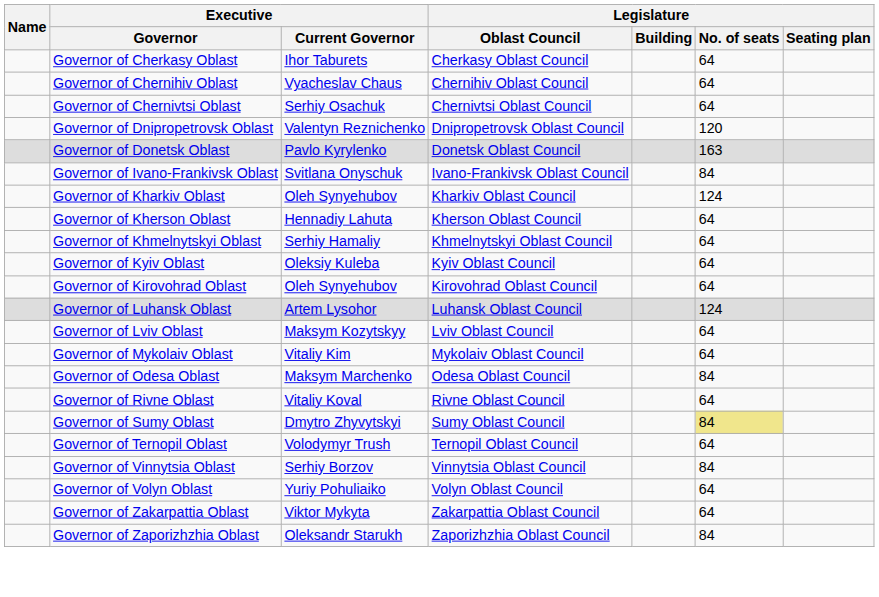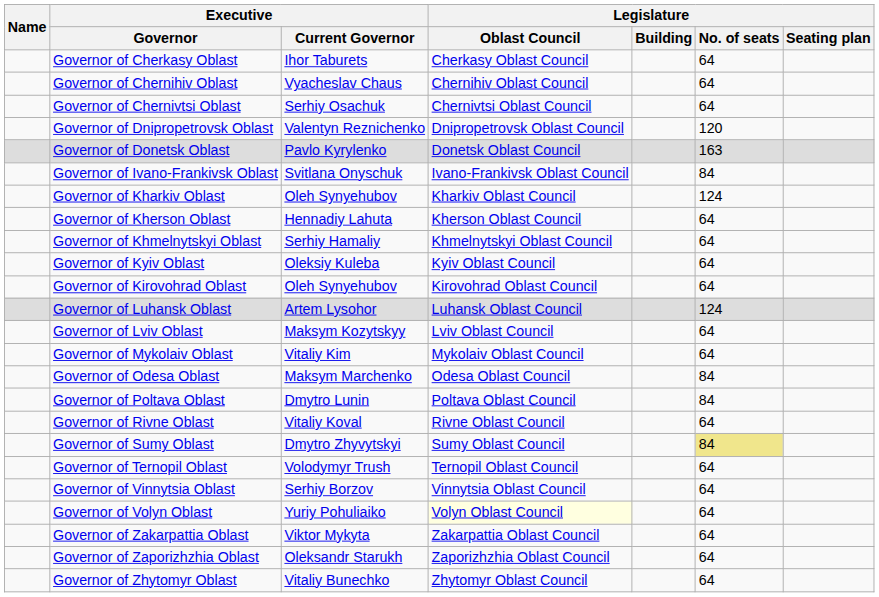+ row: (139, 399)
(707, 467) 84 -> (707, 490) 64
(497, 490) no background -> (497, 512) lightyellow background
(707, 535) 84 -> (707, 557) 64
+ row: (145, 580)
